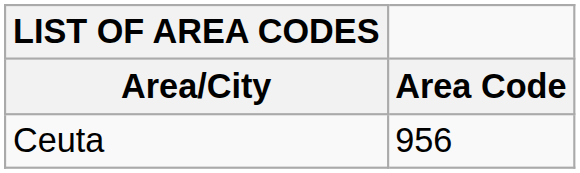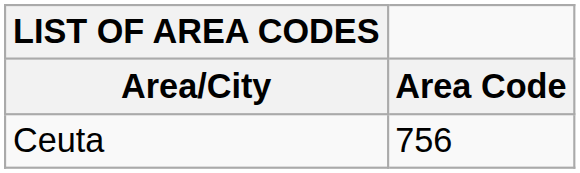(424, 140) 956 -> (424, 140) 756
